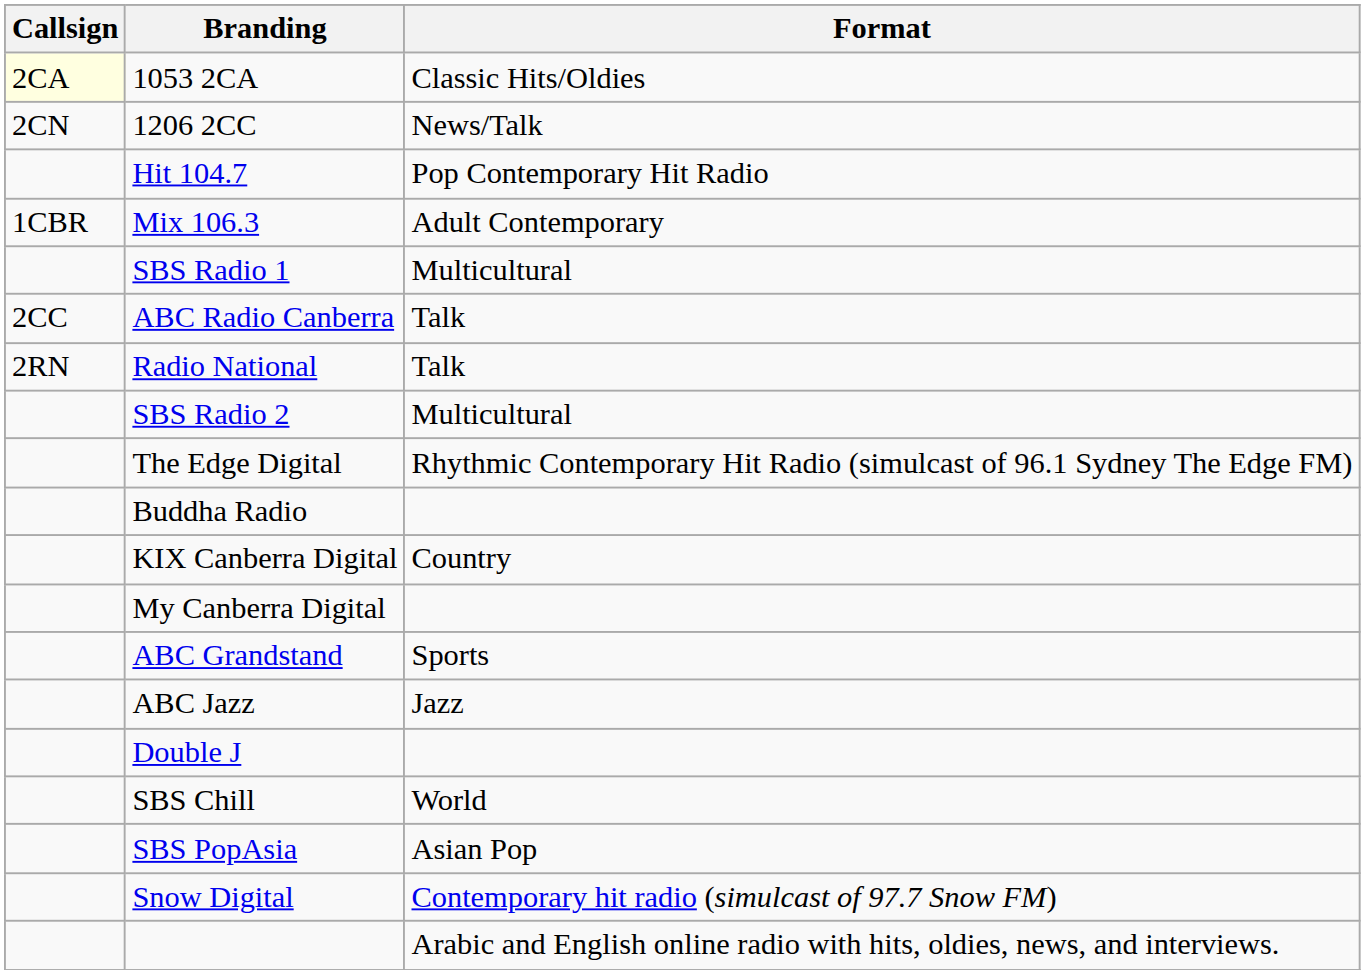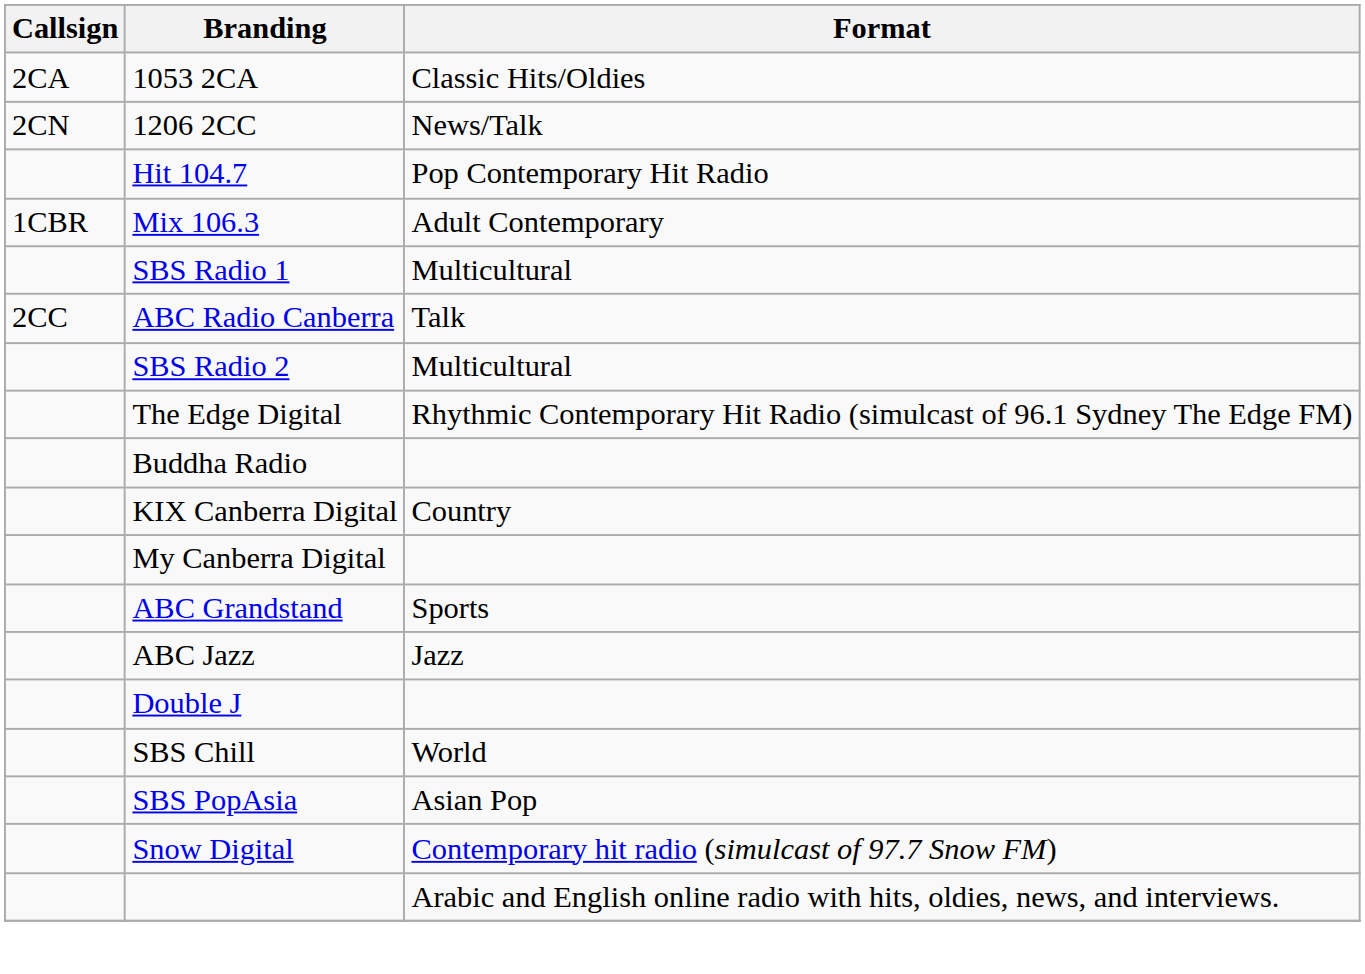(41, 76) lightyellow background -> (41, 76) no background
- row: (225, 366)
